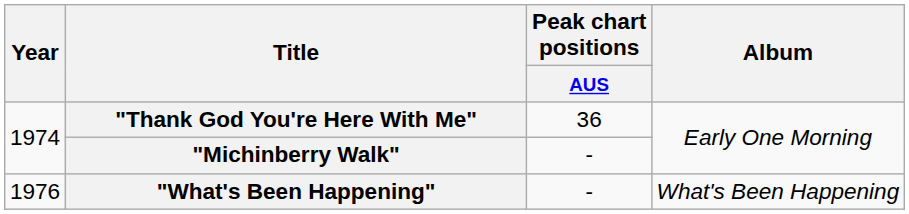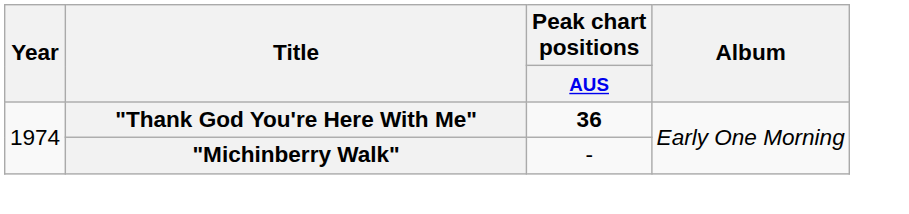(589, 119) normal -> (589, 119) bold
- row: (296, 190)
